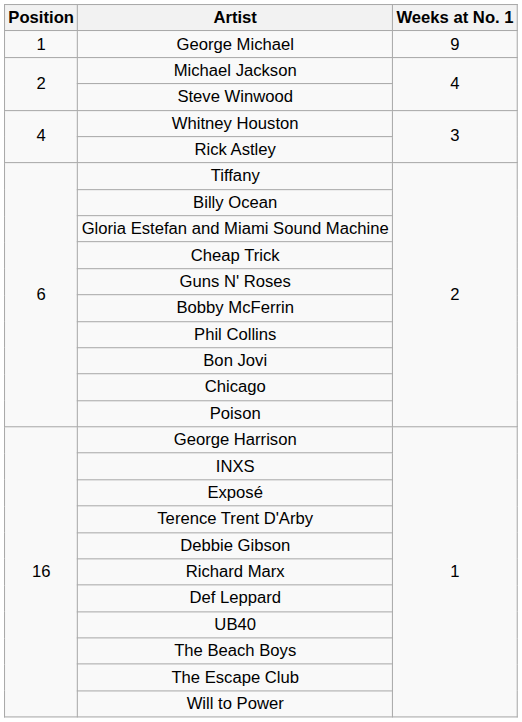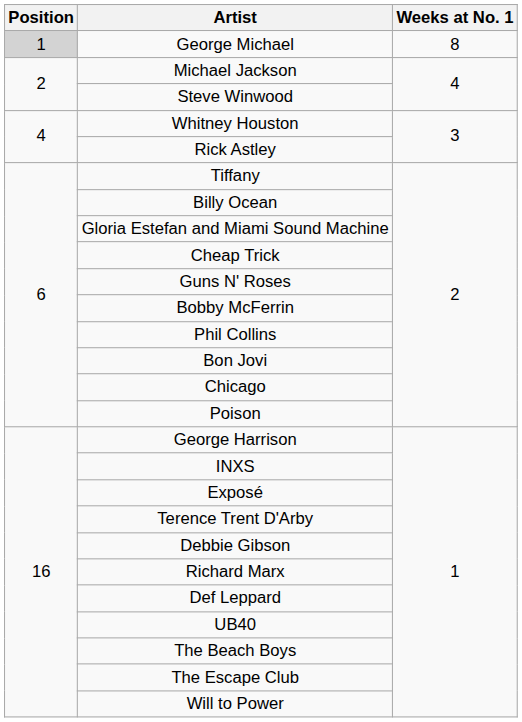(41, 44) no background -> (41, 44) lightgrey background
(455, 44) 9 -> (455, 44) 8
